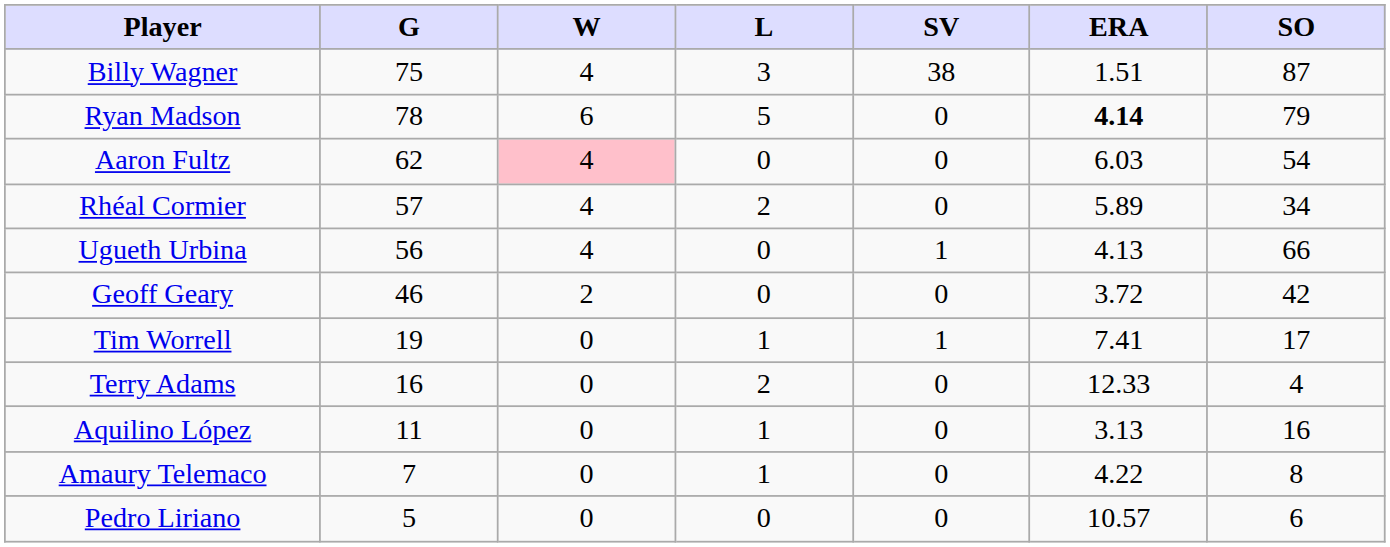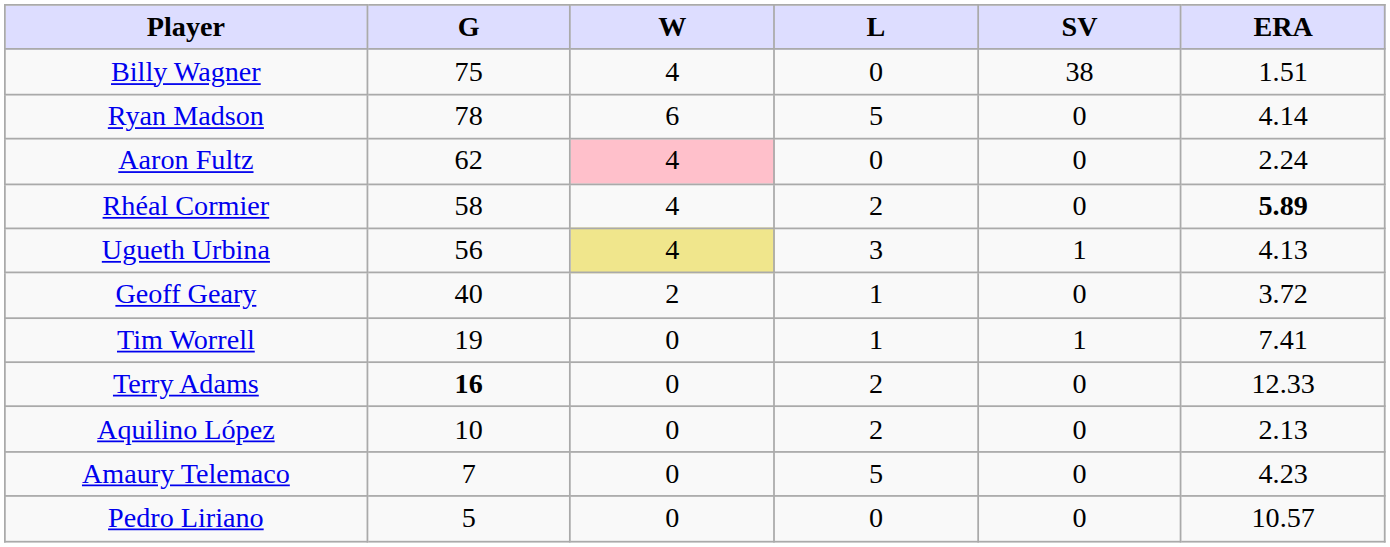- column: (1296, 26)
(764, 71) 3 -> (876, 71) 0
(1119, 116) bold -> (1283, 116) normal
(1119, 160) 6.03 -> (1283, 160) 2.24
(409, 205) 57 -> (469, 205) 58
(1119, 205) normal -> (1283, 205) bold
(586, 250) no background -> (672, 250) khaki background
(764, 250) 0 -> (876, 250) 3
(409, 294) 46 -> (469, 294) 40
(764, 294) 0 -> (876, 294) 1
(409, 384) normal -> (469, 384) bold
(409, 428) 11 -> (469, 428) 10
(764, 428) 1 -> (876, 428) 2
(1119, 428) 3.13 -> (1283, 428) 2.13
(764, 473) 1 -> (876, 473) 5
(1119, 473) 4.22 -> (1283, 473) 4.23
